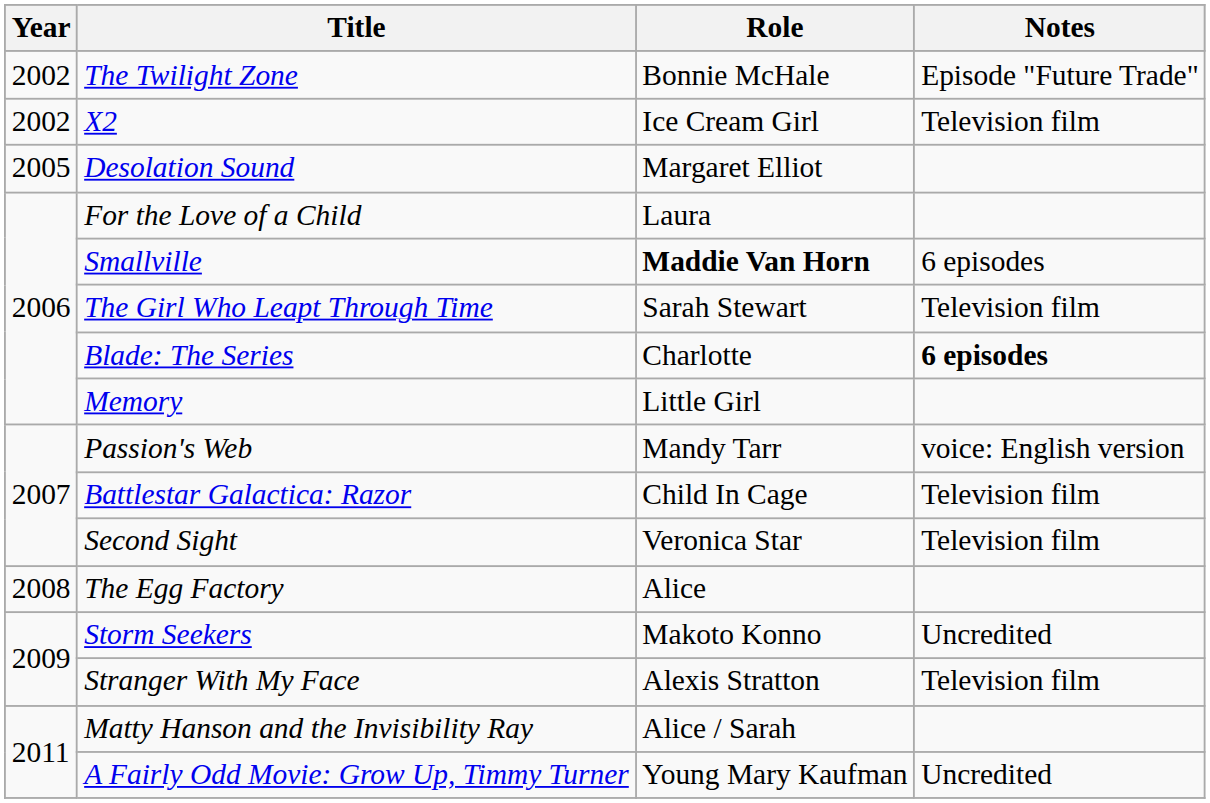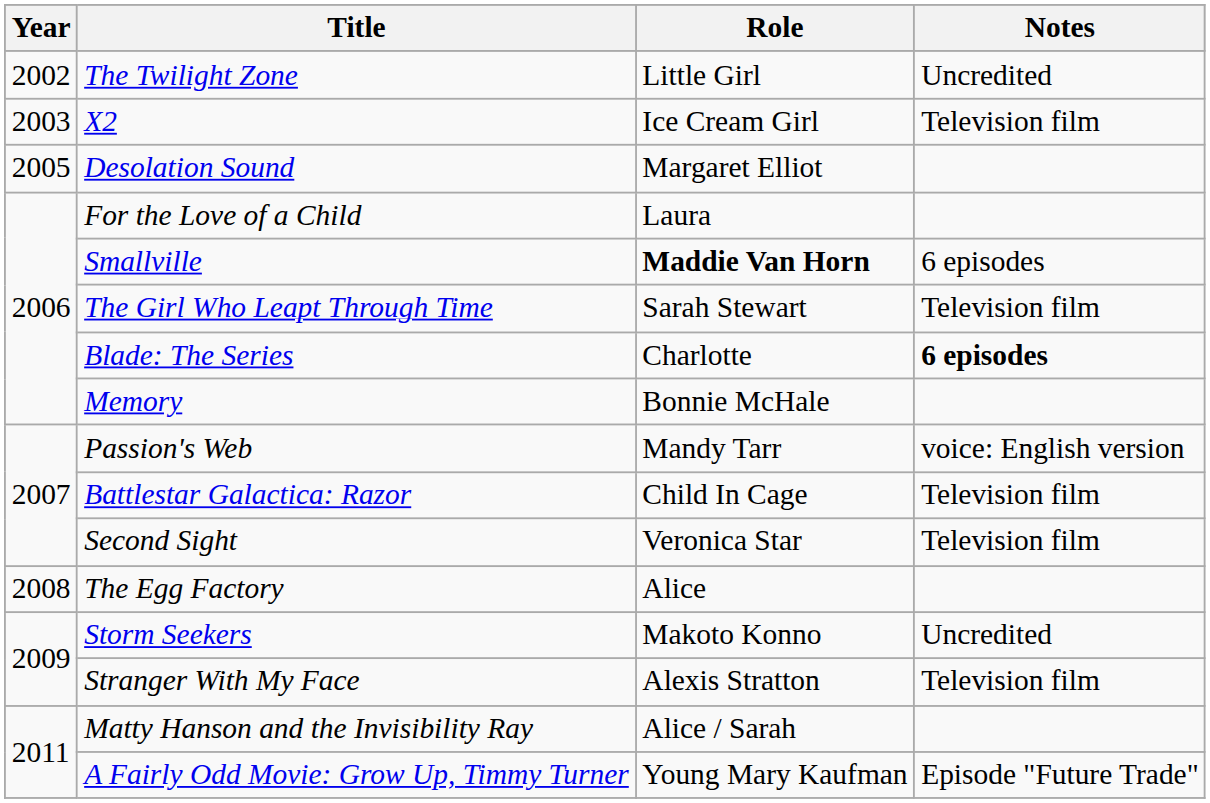(736, 74) Bonnie McHale -> (702, 74) Little Girl
(1060, 74) Episode "Future Trade" -> (987, 74) Uncredited
(41, 121) 2002 -> (41, 121) 2003
(702, 401) Little Girl -> (736, 401) Bonnie McHale
(987, 774) Uncredited -> (1060, 774) Episode "Future Trade"
